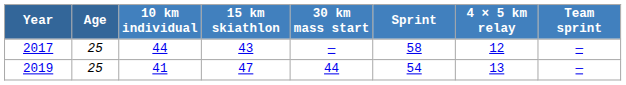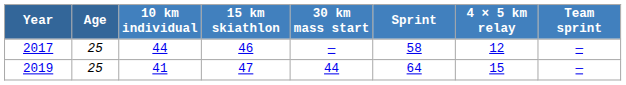(246, 50) 43 -> (246, 50) 46
(414, 70) 54 -> (414, 70) 64
(497, 70) 13 -> (497, 70) 15
